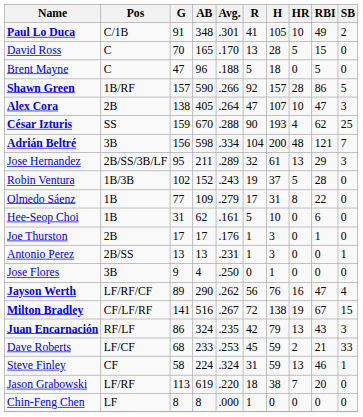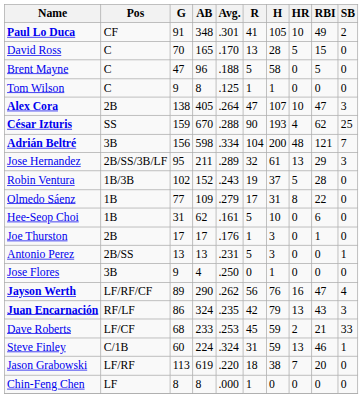(116, 32) C/1B -> (111, 32) CF
(275, 69) 18 -> (275, 69) 58
+ row: (36, 87)
- row: (41, 87)
(249, 254) 1 -> (249, 254) 5
- row: (45, 310)
(111, 365) CF -> (116, 347) C/1B
(178, 365) 58 -> (178, 347) 60
